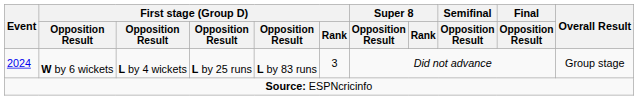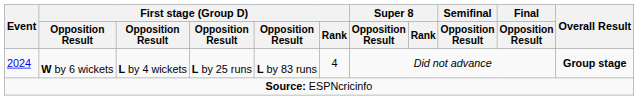(334, 64) 3 -> (334, 64) 4
(595, 64) normal -> (595, 64) bold
